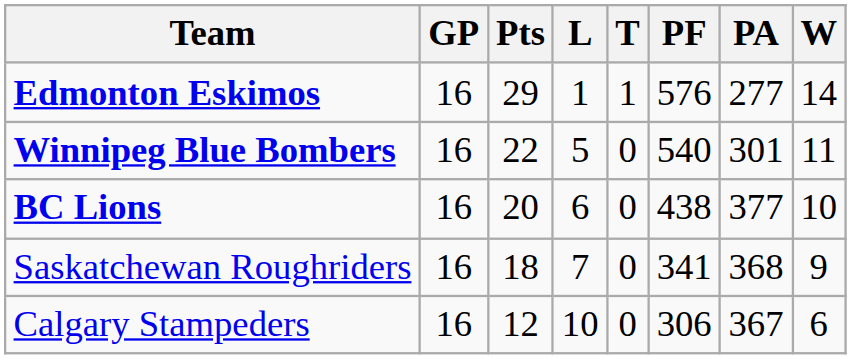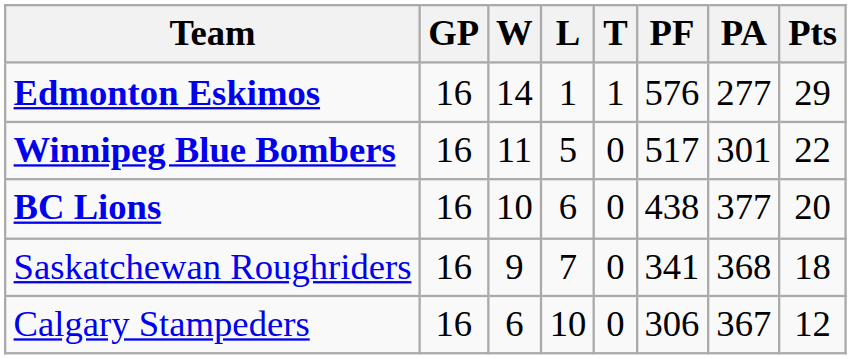columns swapped: (819, 33) <-> (521, 33)
(684, 149) 540 -> (672, 149) 517
